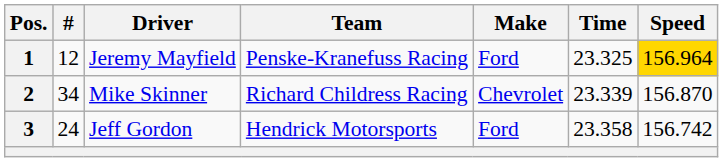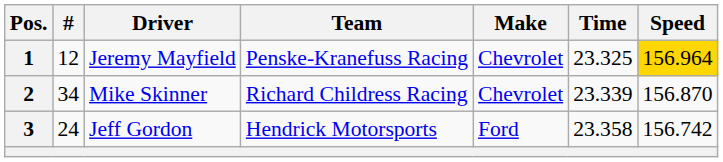(498, 58) Ford -> (521, 58) Chevrolet
